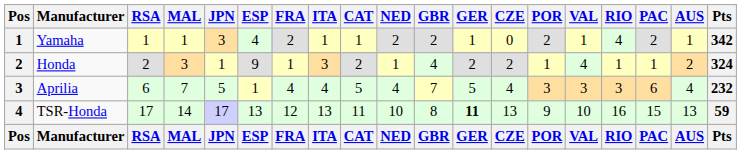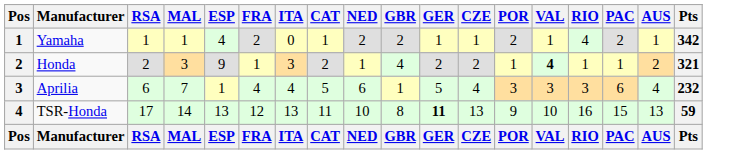- column: (222, 16)
(325, 40) 1 -> (291, 40) 0
(510, 40) 0 -> (476, 40) 1
(584, 64) normal -> (550, 64) bold
(722, 64) 324 -> (688, 64) 321
(396, 88) 4 -> (362, 88) 6
(434, 88) 7 -> (400, 88) 1
